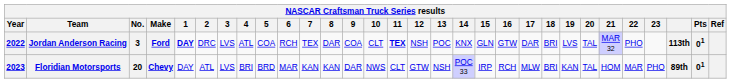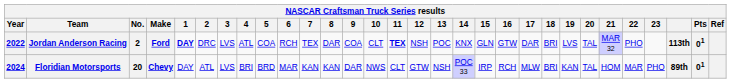(138, 43) 3 -> (138, 43) 2
(16, 67) 2023 -> (16, 67) 2024
